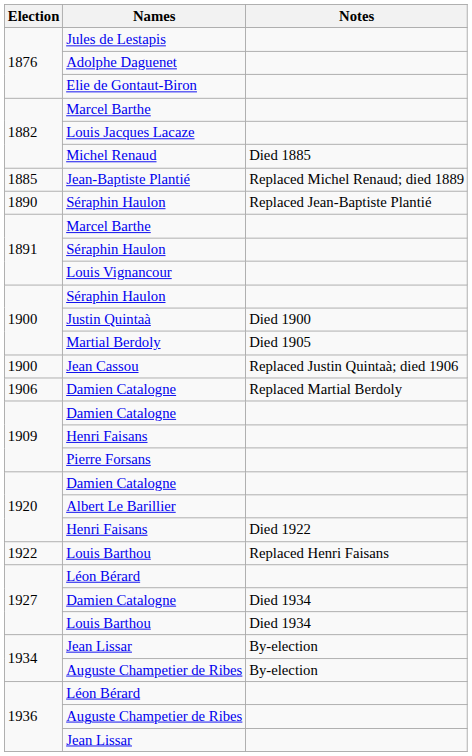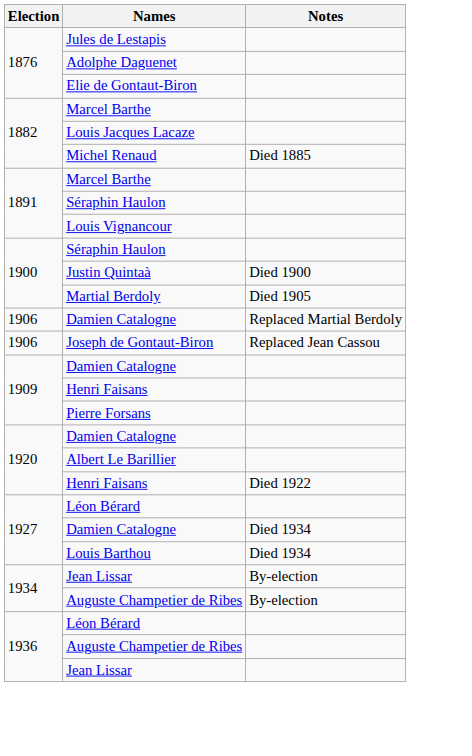- row: (23, 179)
- row: (23, 202)
- row: (23, 366)
+ row: (23, 343)
- row: (23, 553)
